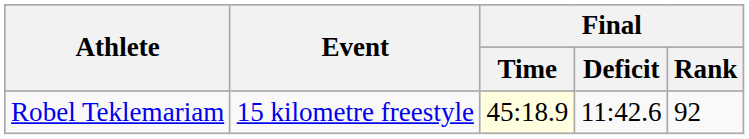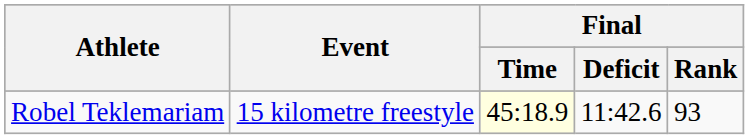(688, 111) 92 -> (688, 111) 93
